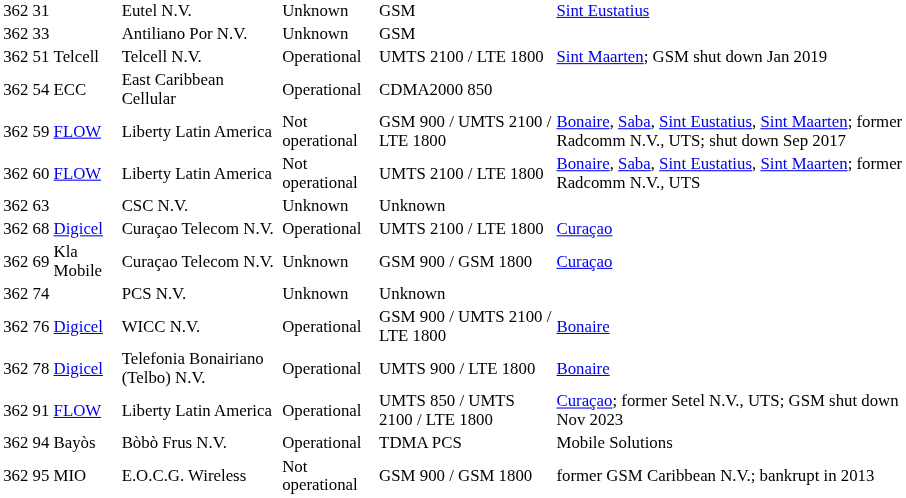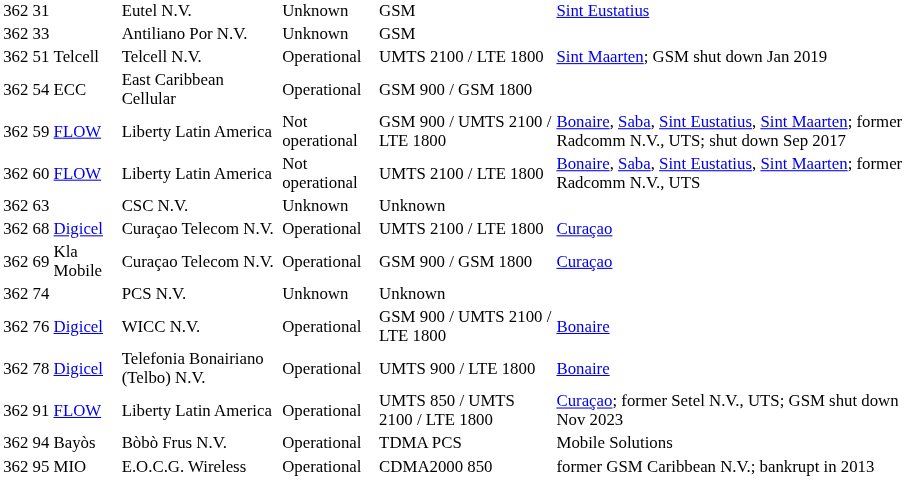(436, 89) CDMA2000 850 -> (456, 89) GSM 900 / GSM 1800
(315, 261) Unknown -> (322, 261) Operational
(320, 475) Not operational -> (322, 466) Operational
(456, 475) GSM 900 / GSM 1800 -> (436, 466) CDMA2000 850
